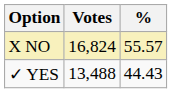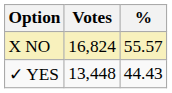(92, 73) 13,488 -> (92, 73) 13,448
